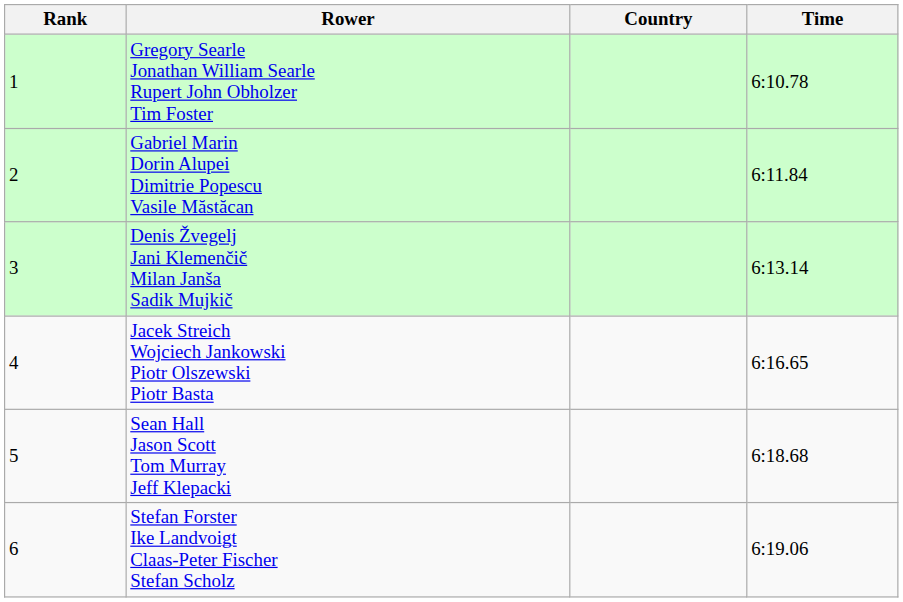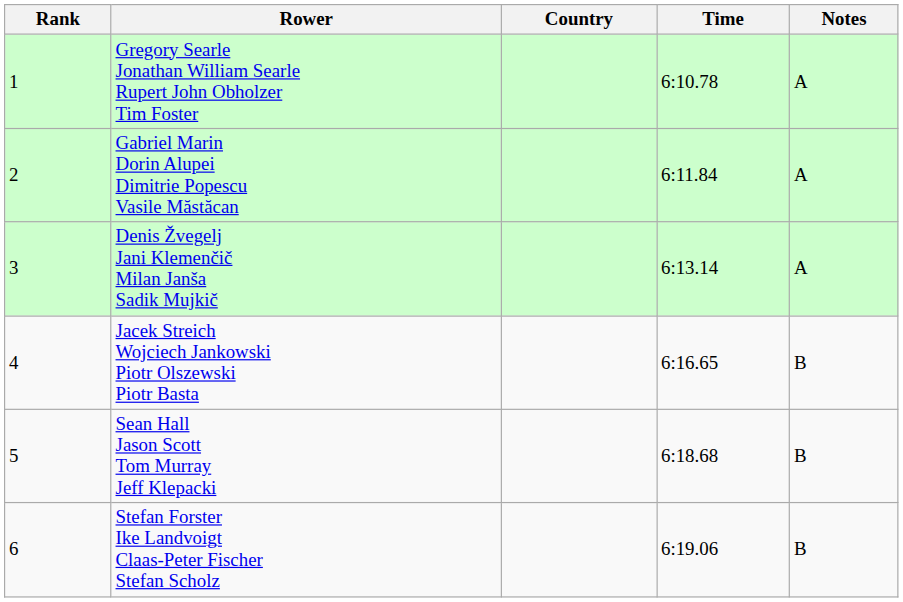+ column: (844, 19)
